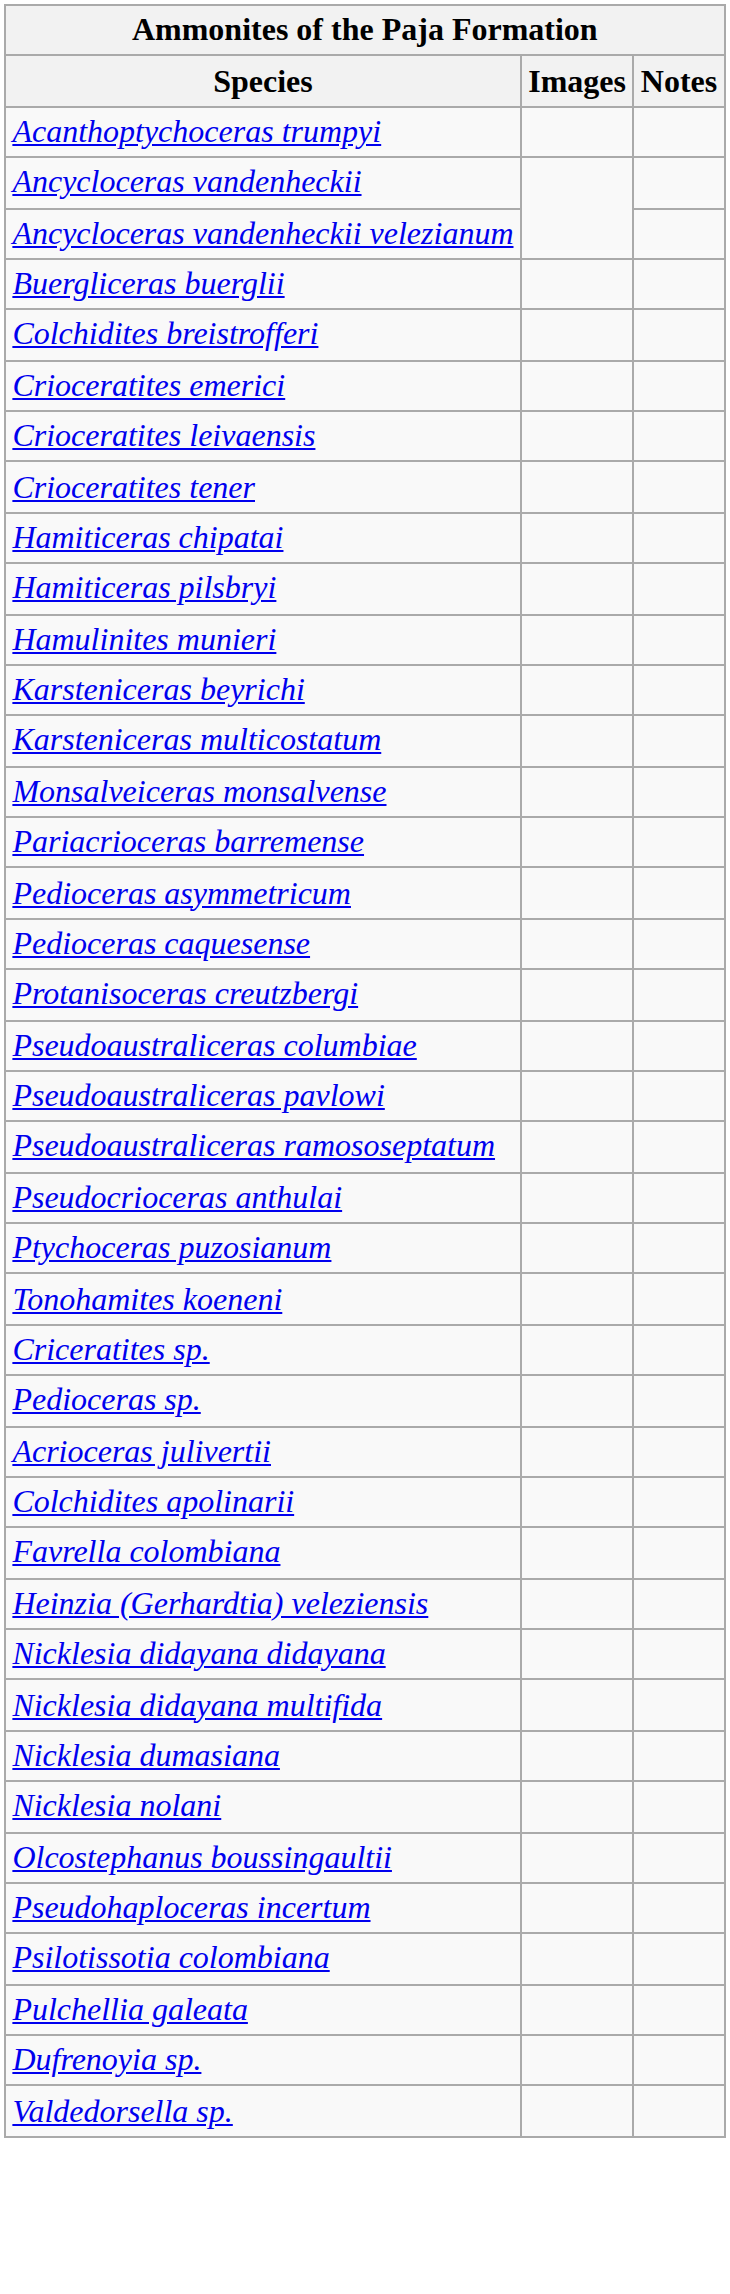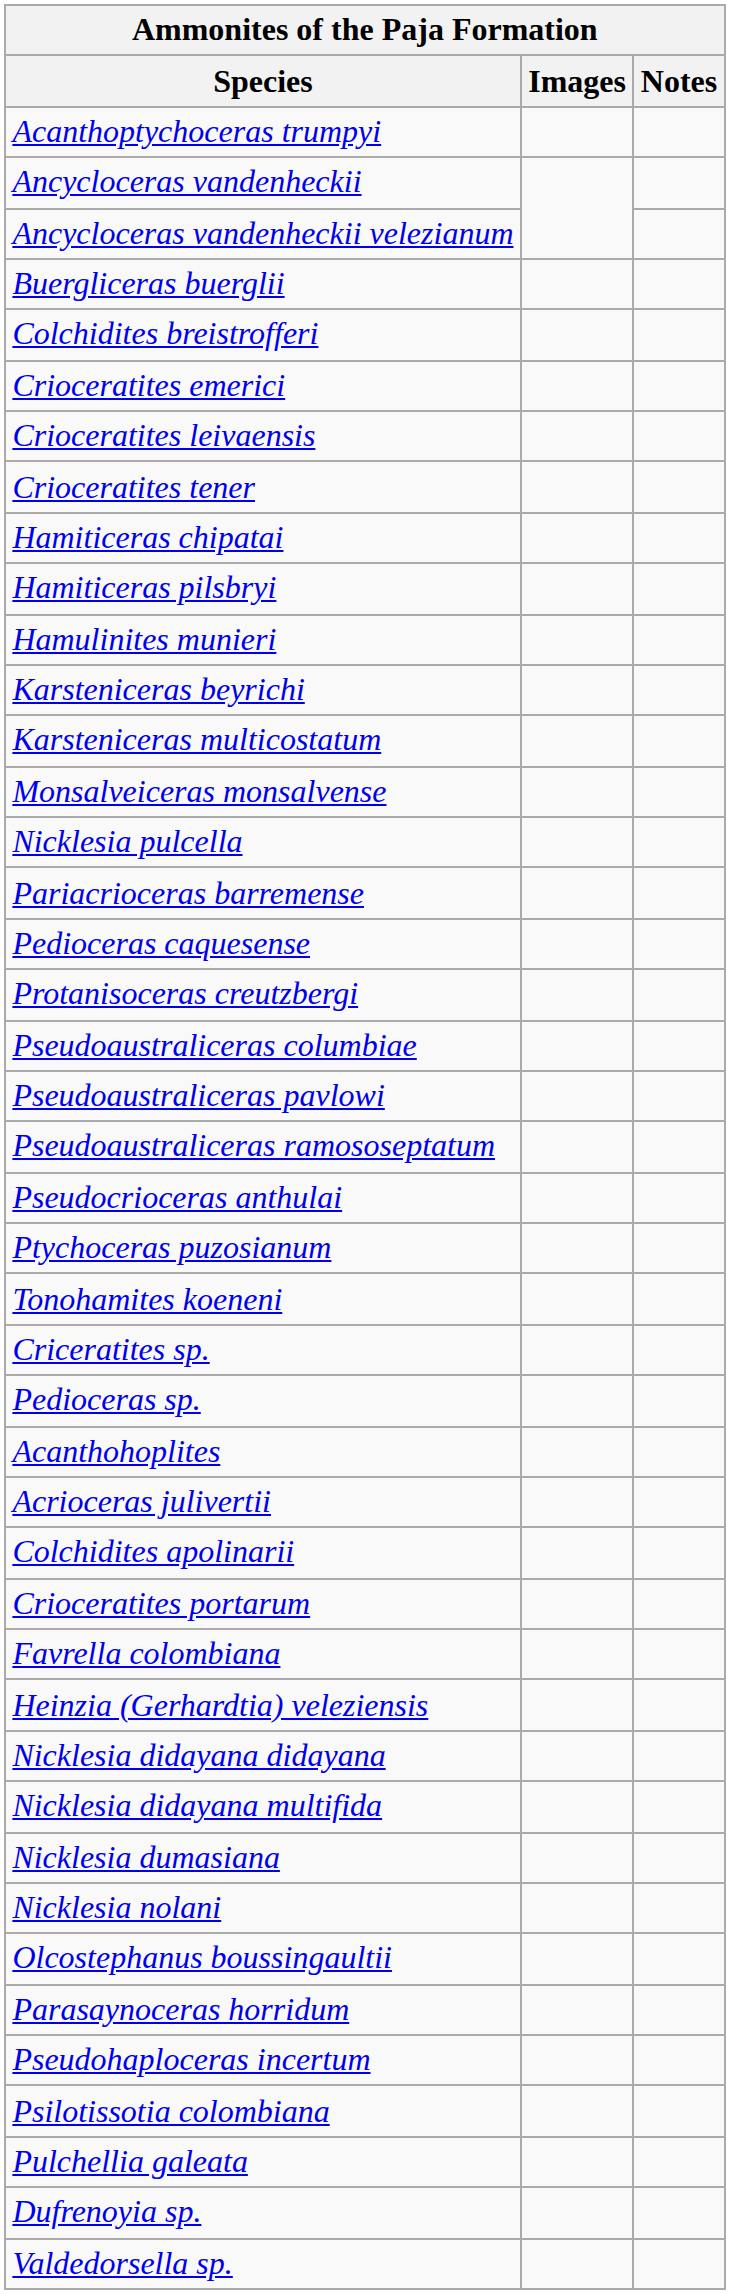+ row: (127, 841)
- row: (182, 892)
+ row: (116, 1450)
+ row: (161, 1603)
+ row: (181, 2009)
